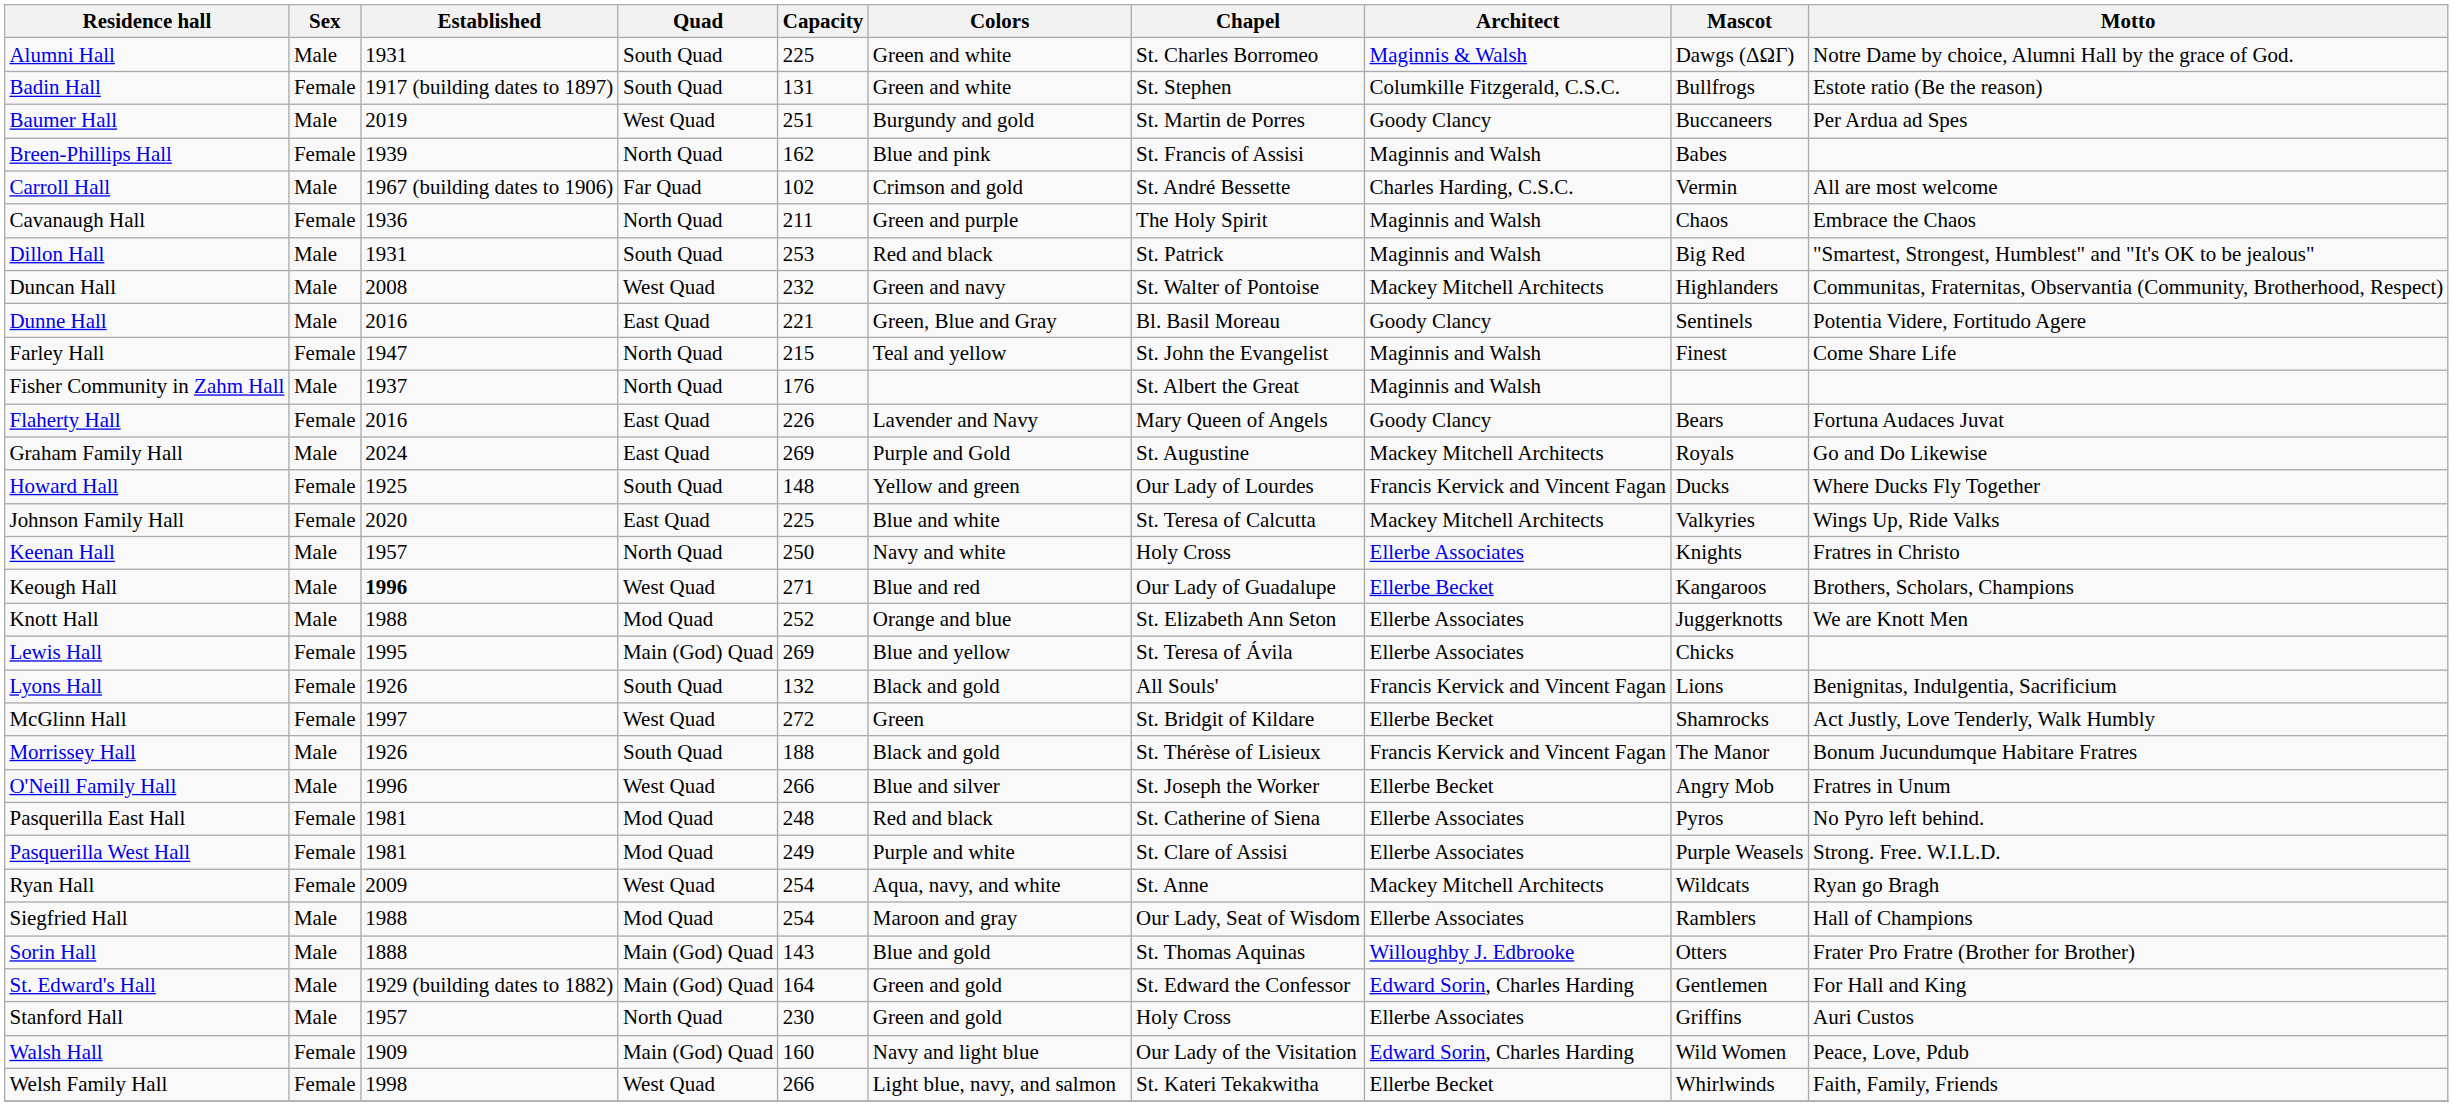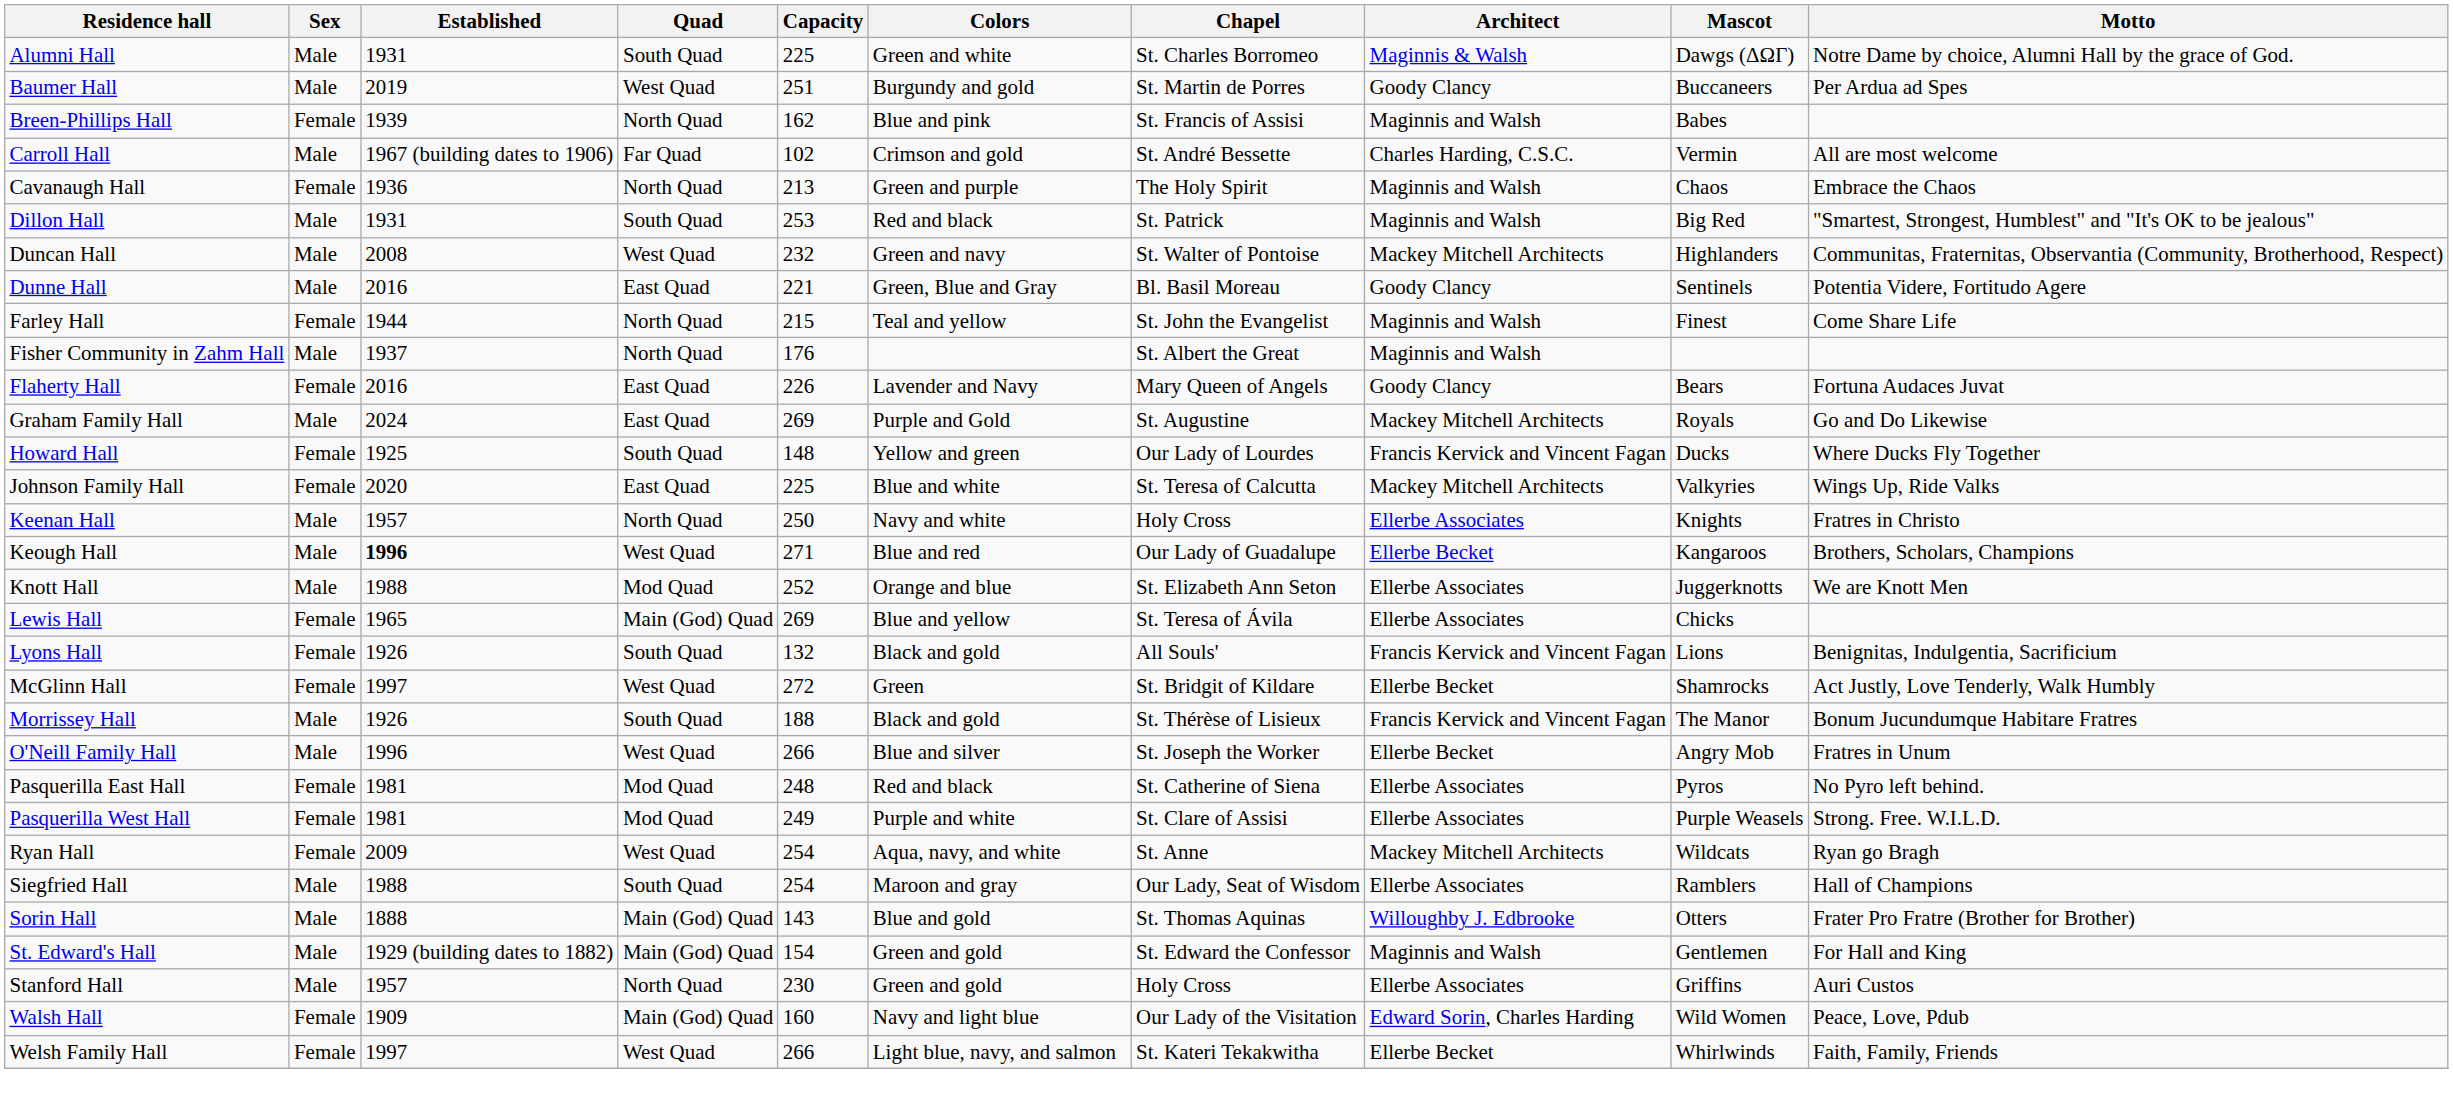- row: (55, 87)
(798, 220) 211 -> (799, 187) 213
(386, 353) 1947 -> (386, 320) 1944
(386, 652) 1995 -> (386, 619) 1965
(668, 918) Mod Quad -> (673, 885) South Quad
(799, 985) 164 -> (799, 951) 154
(1502, 985) Edward Sorin, Charles Harding -> (1455, 951) Maginnis and Walsh
(386, 1084) 1998 -> (386, 1051) 1997
